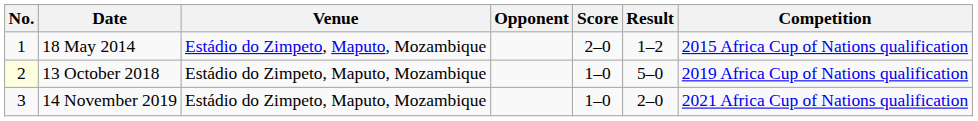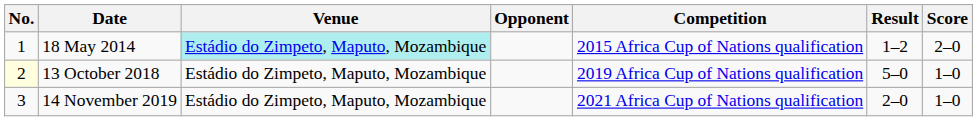columns swapped: (598, 18) <-> (825, 18)
(336, 45) no background -> (336, 45) paleturquoise background
